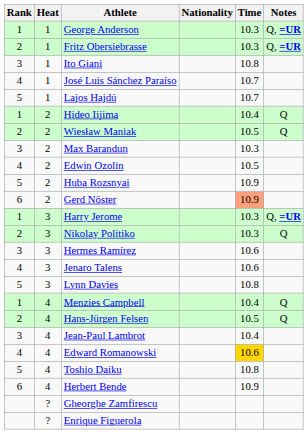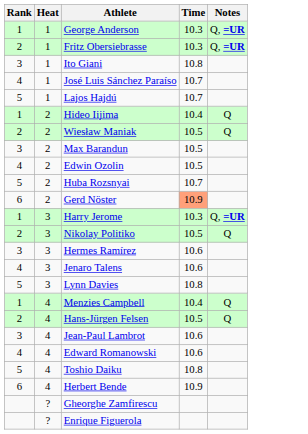- column: (207, 13)
(249, 149) 10.3 -> (193, 149) 10.5
(249, 183) 10.9 -> (193, 183) 10.7
(249, 234) 10.3 -> (193, 234) 10.5
(249, 336) 10.4 -> (193, 336) 10.6
(249, 353) gold background -> (193, 353) no background
